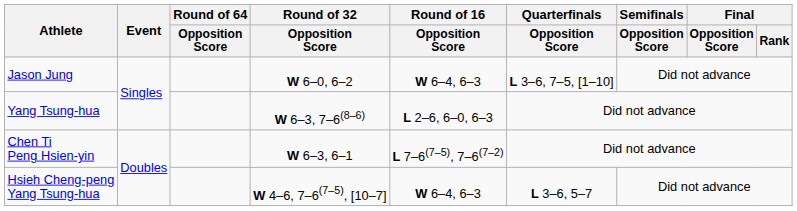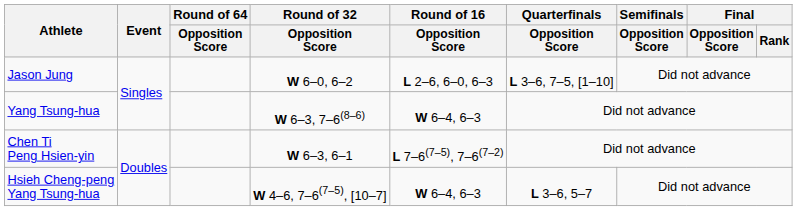(448, 82) W 6–4, 6–3 -> (448, 82) L 2–6, 6–0, 6–3
(448, 118) L 2–6, 6–0, 6–3 -> (448, 118) W 6–4, 6–3
